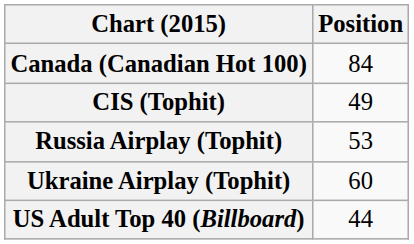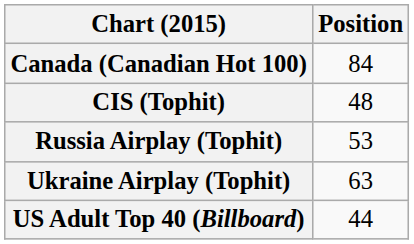(361, 102) 49 -> (361, 102) 48
(361, 180) 60 -> (361, 180) 63
